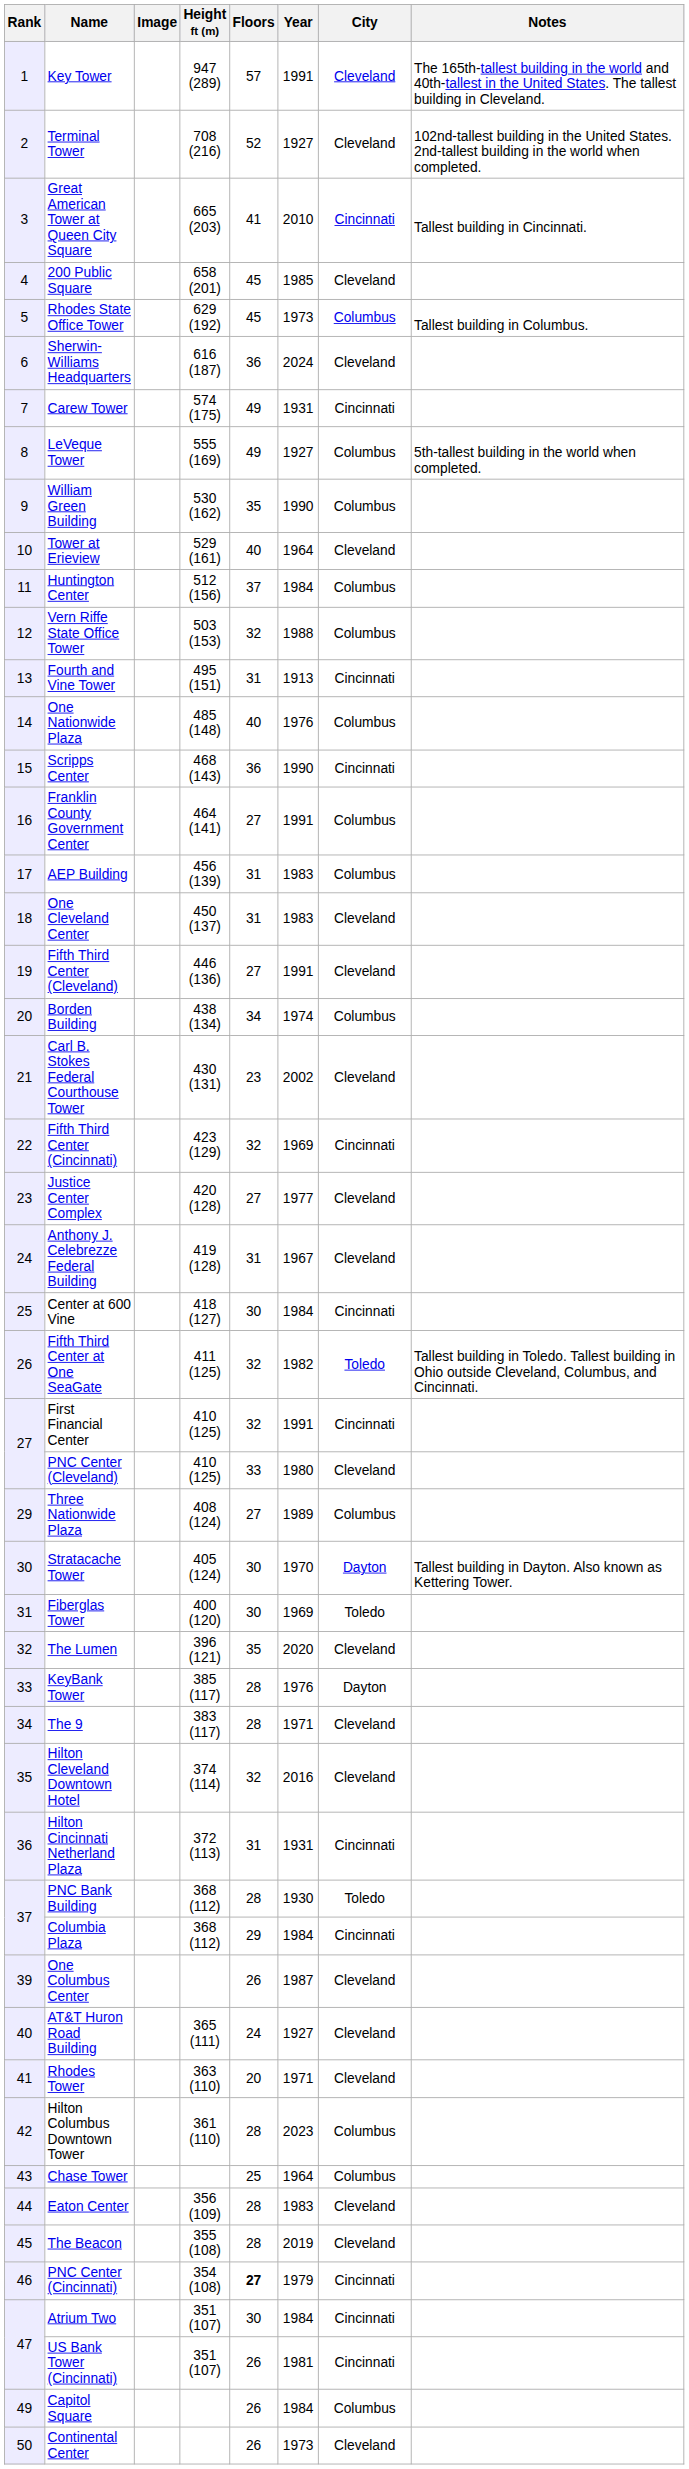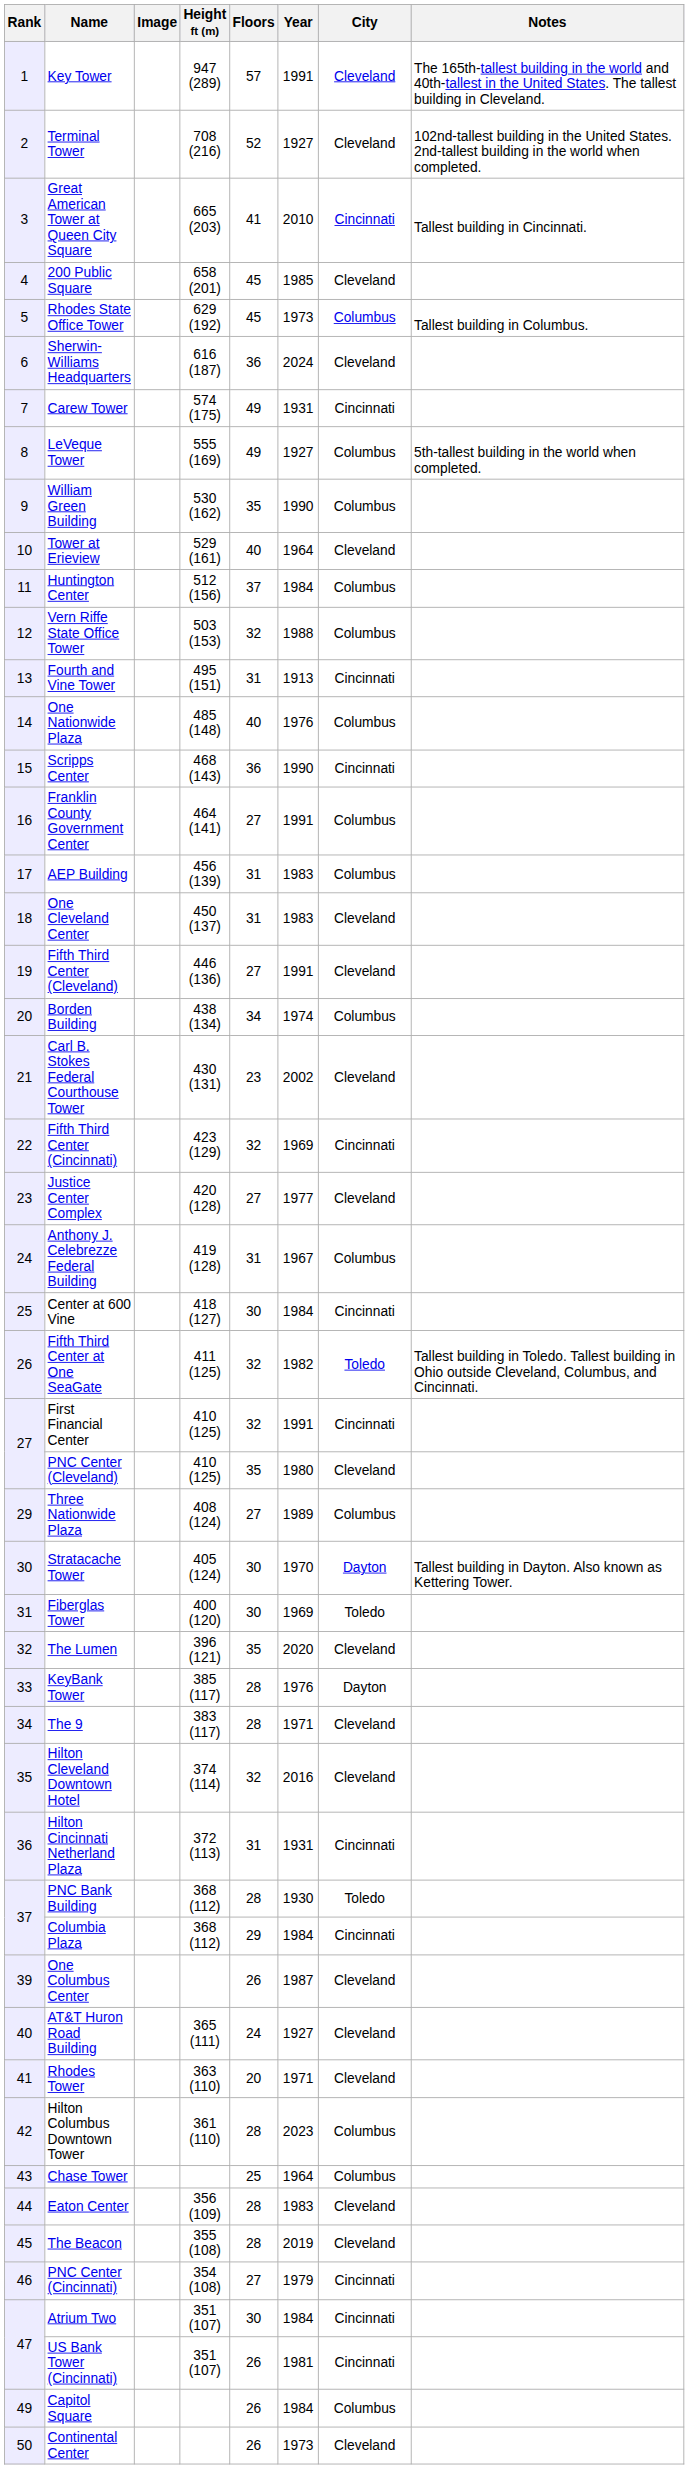(365, 1258) Cleveland -> (365, 1258) Columbus
(254, 1470) 33 -> (254, 1470) 35
(254, 2280) bold -> (254, 2280) normal
